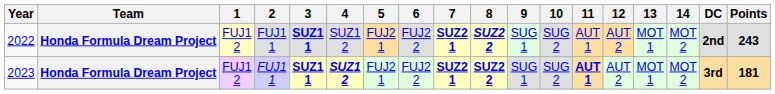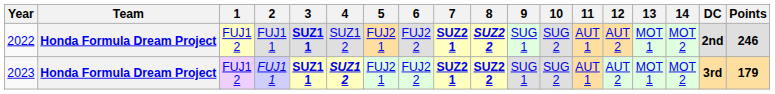(749, 40) 243 -> (748, 40) 246
(588, 73) bold -> (588, 73) normal
(749, 73) 181 -> (748, 73) 179
